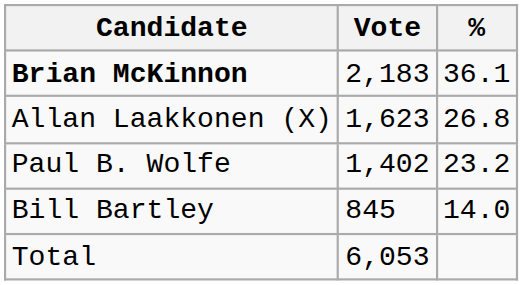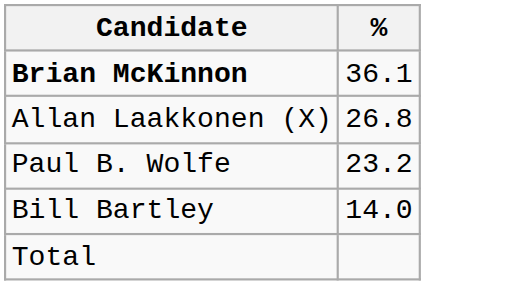- column: (387, 28)
